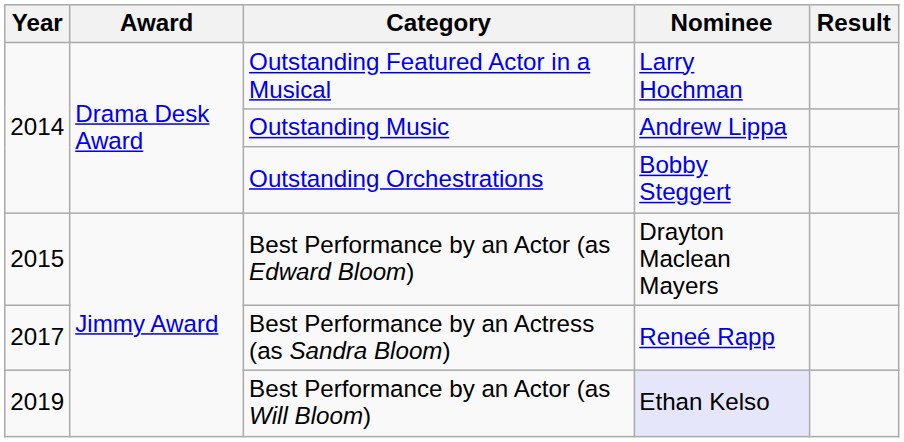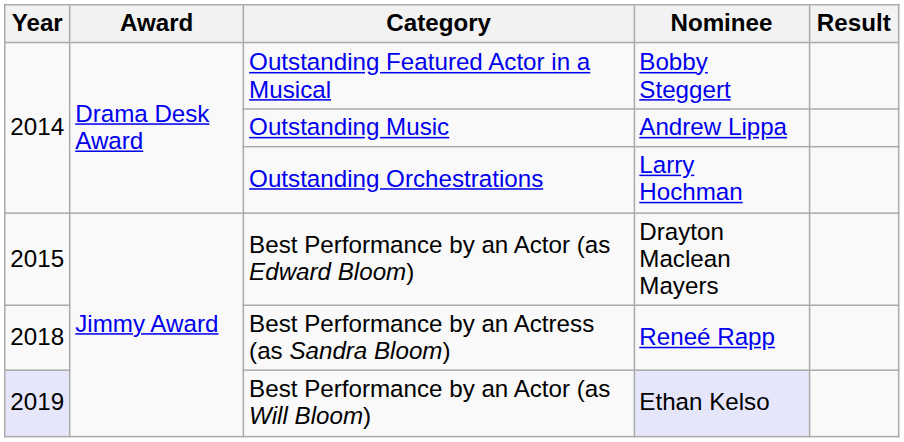(691, 75) Larry Hochman -> (685, 75) Bobby Steggert
(685, 179) Bobby Steggert -> (691, 179) Larry Hochman
(37, 337) 2017 -> (37, 337) 2018
(37, 403) no background -> (37, 403) lavender background
